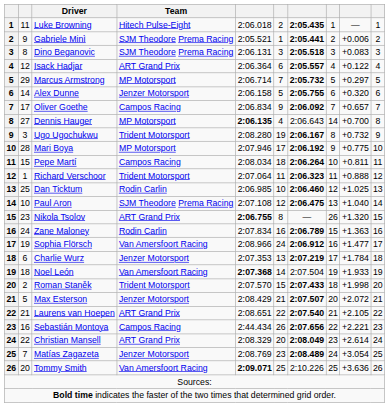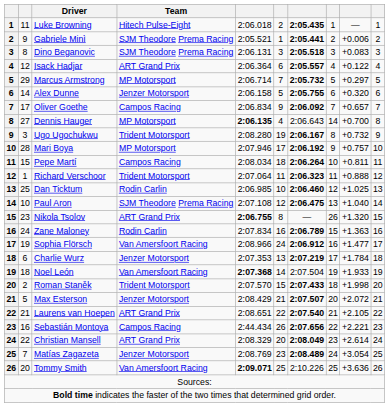(355, 148) +0.775 -> (355, 148) +0.757
